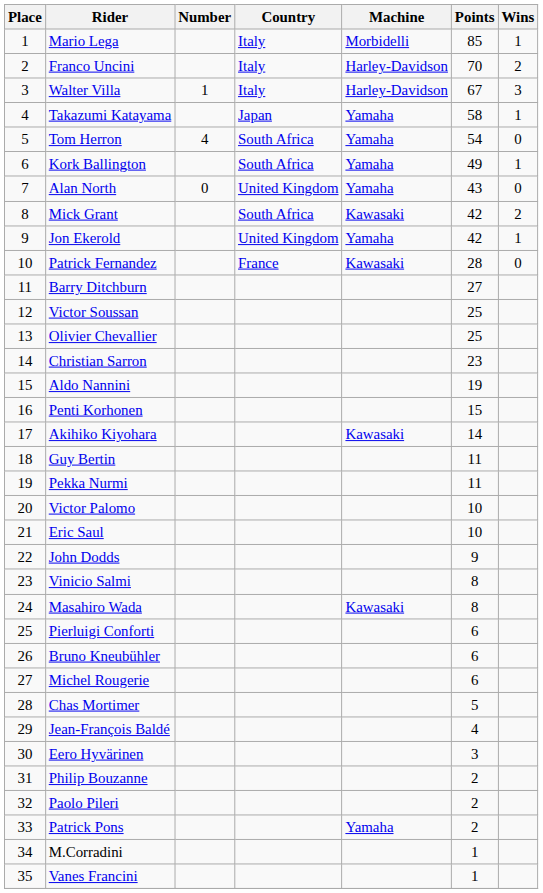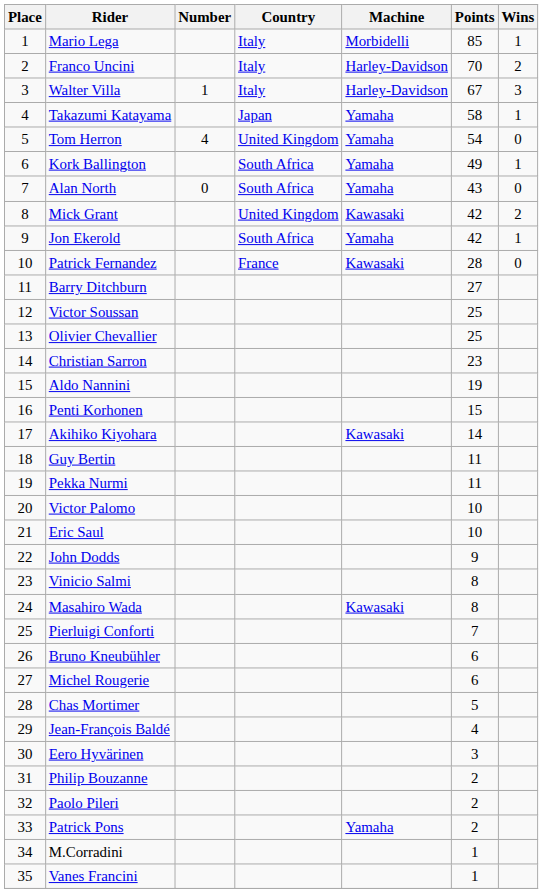(276, 139) South Africa -> (288, 139) United Kingdom
(288, 188) United Kingdom -> (276, 188) South Africa
(276, 213) South Africa -> (288, 213) United Kingdom
(288, 238) United Kingdom -> (276, 238) South Africa
(475, 630) 6 -> (475, 630) 7
